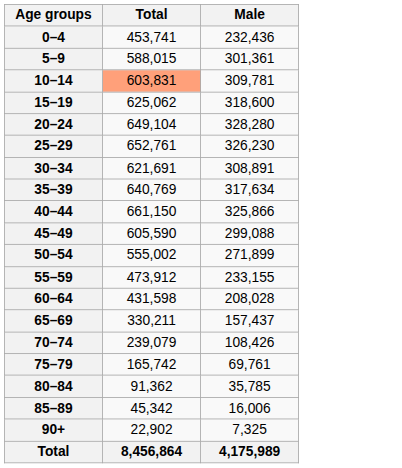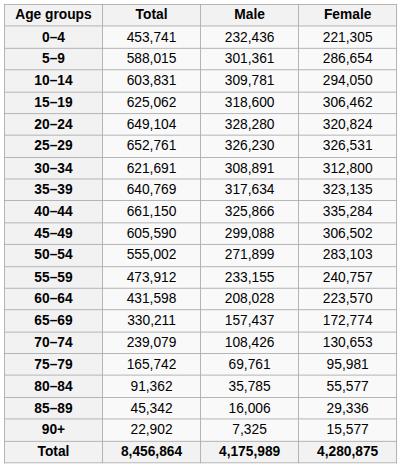+ column: (348, 15)
(152, 80) lightsalmon background -> (152, 80) no background
